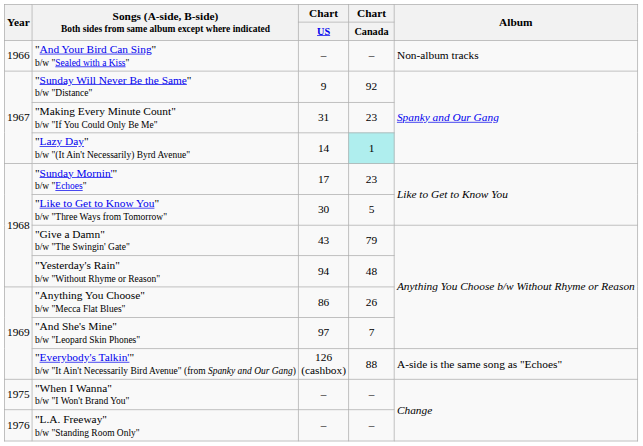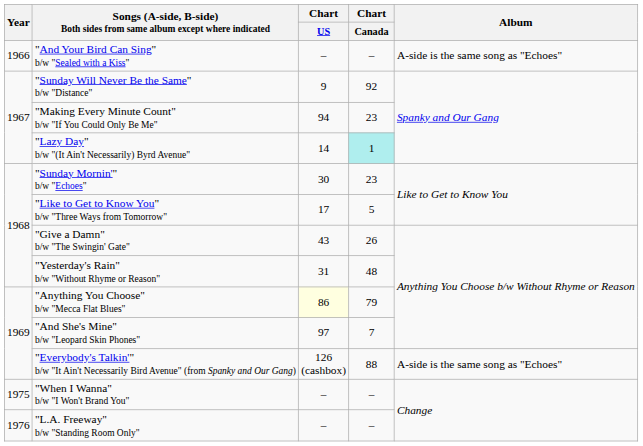(438, 55) Non-album tracks -> (479, 55) A-side is the same song as "Echoes"
(324, 117) 31 -> (324, 117) 94
(324, 179) 17 -> (324, 179) 30
(324, 209) 30 -> (324, 209) 17
(371, 240) 79 -> (371, 240) 26
(324, 271) 94 -> (324, 271) 31
(324, 302) no background -> (324, 302) lightyellow background
(371, 302) 26 -> (371, 302) 79
